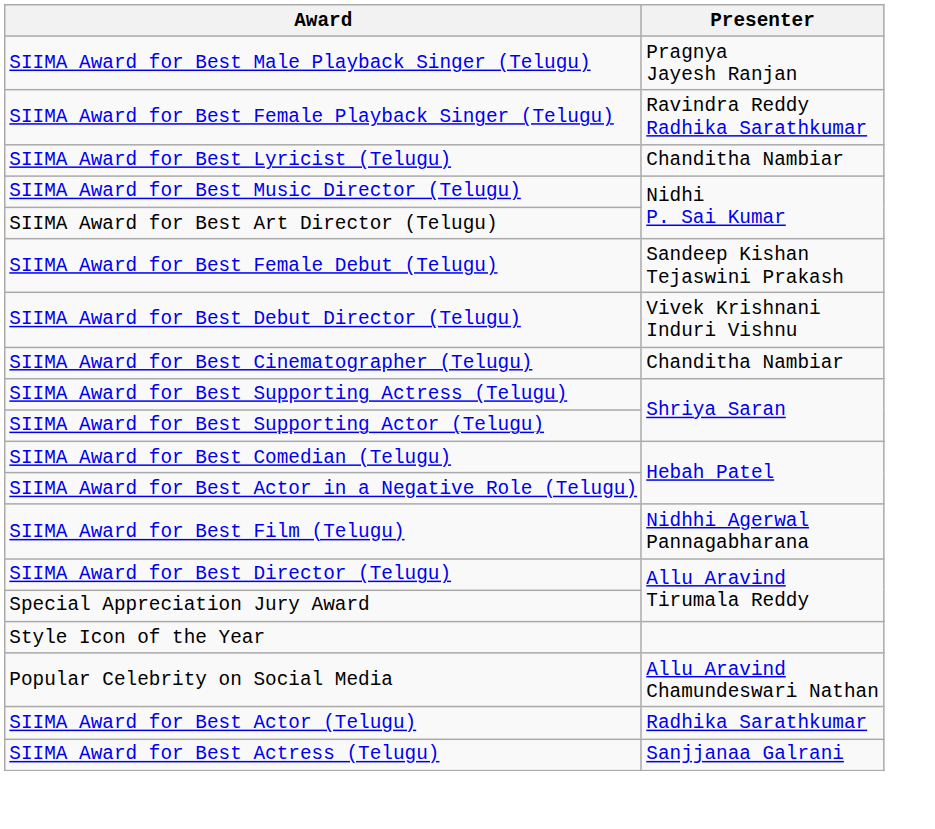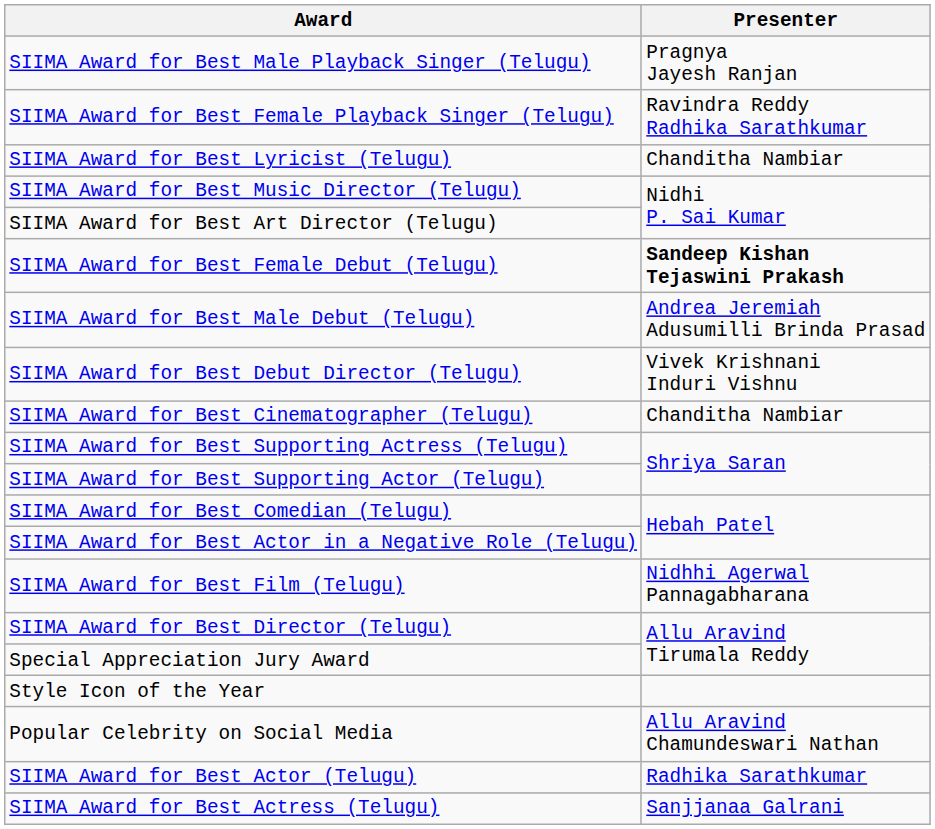(745, 266) normal -> (745, 266) bold
+ row: (242, 320)
